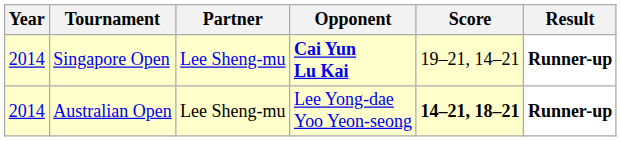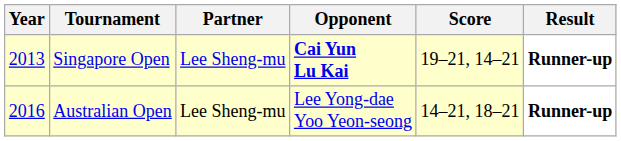(27, 60) 2014 -> (27, 60) 2013
(27, 110) 2014 -> (27, 110) 2016
(470, 110) bold -> (470, 110) normal
